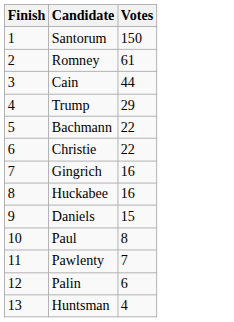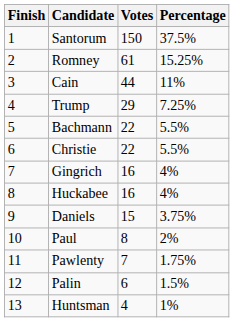+ column: (193, 15)
